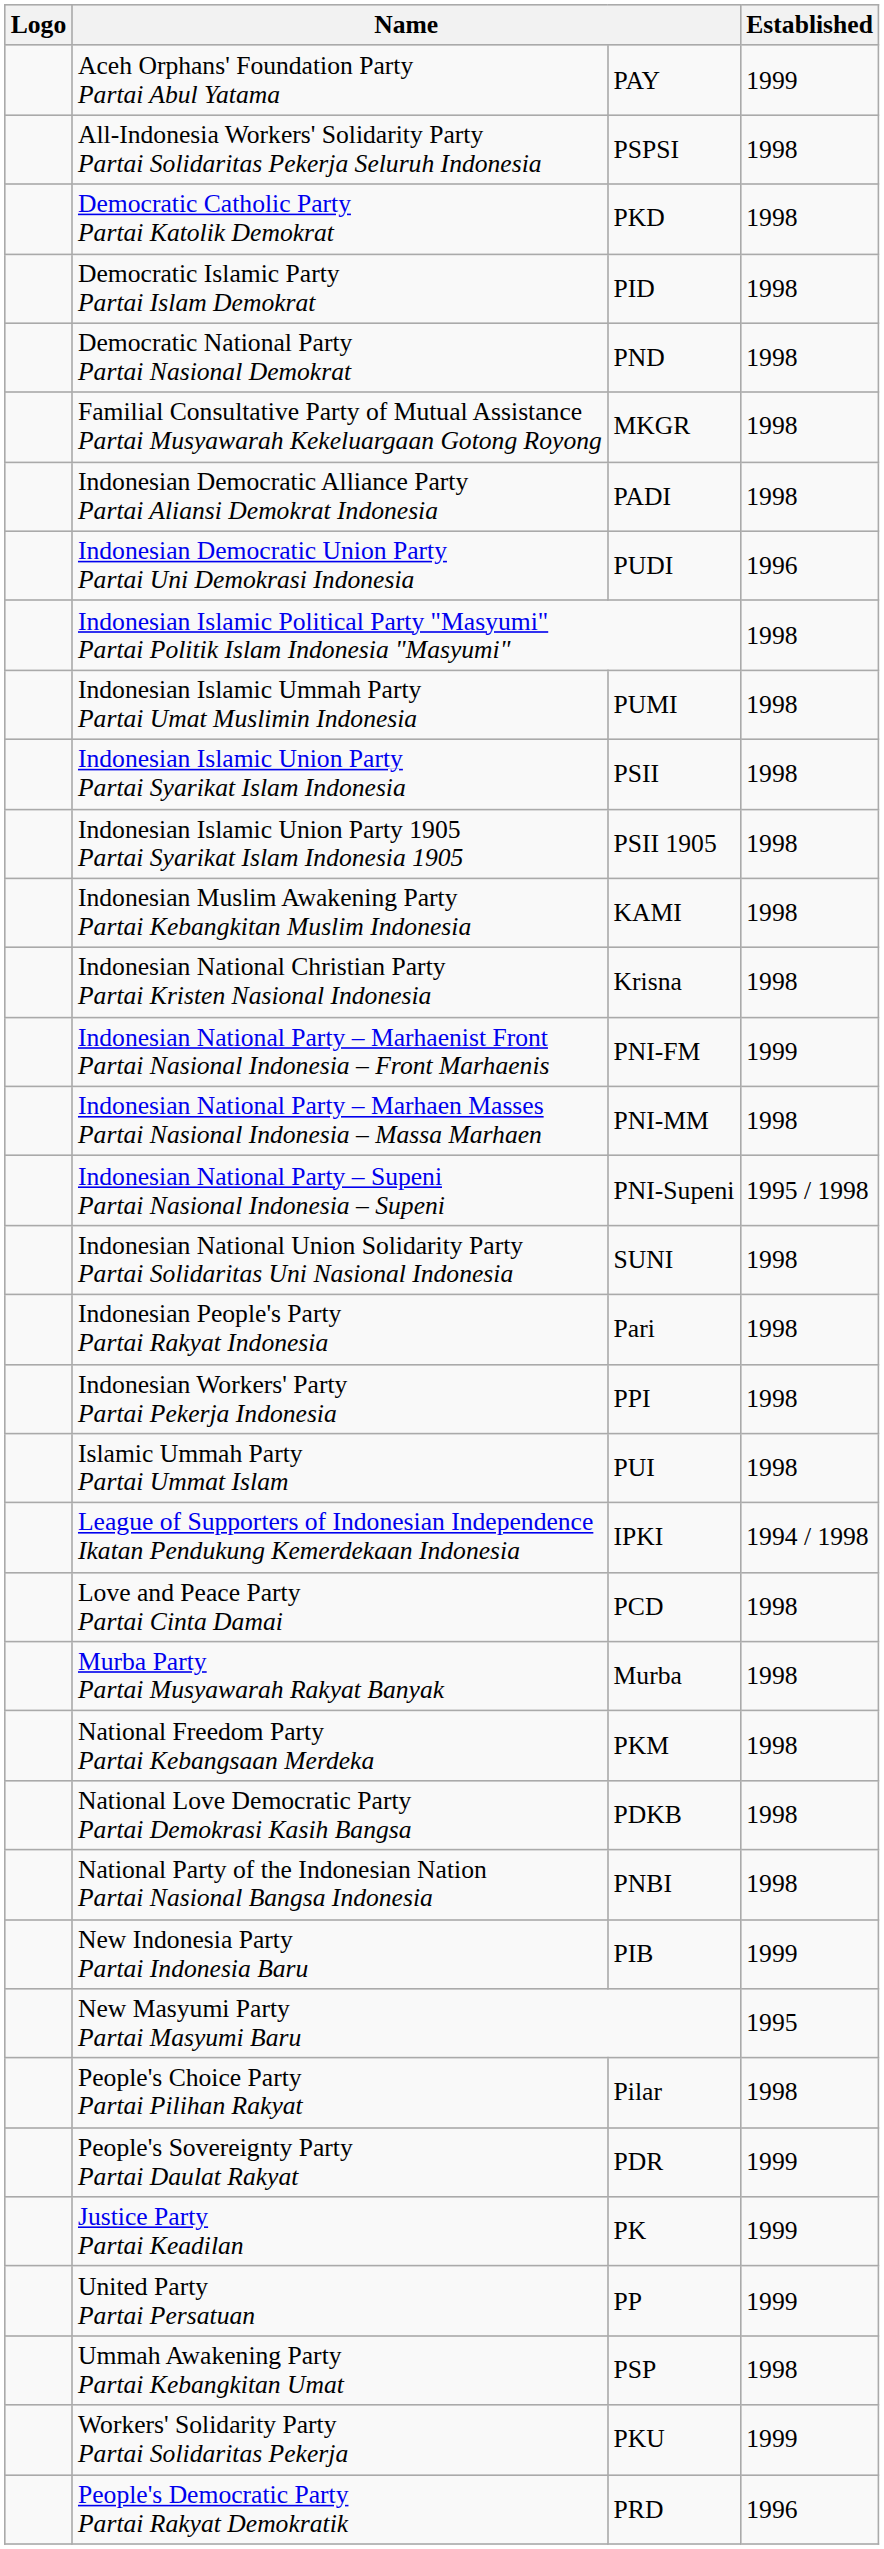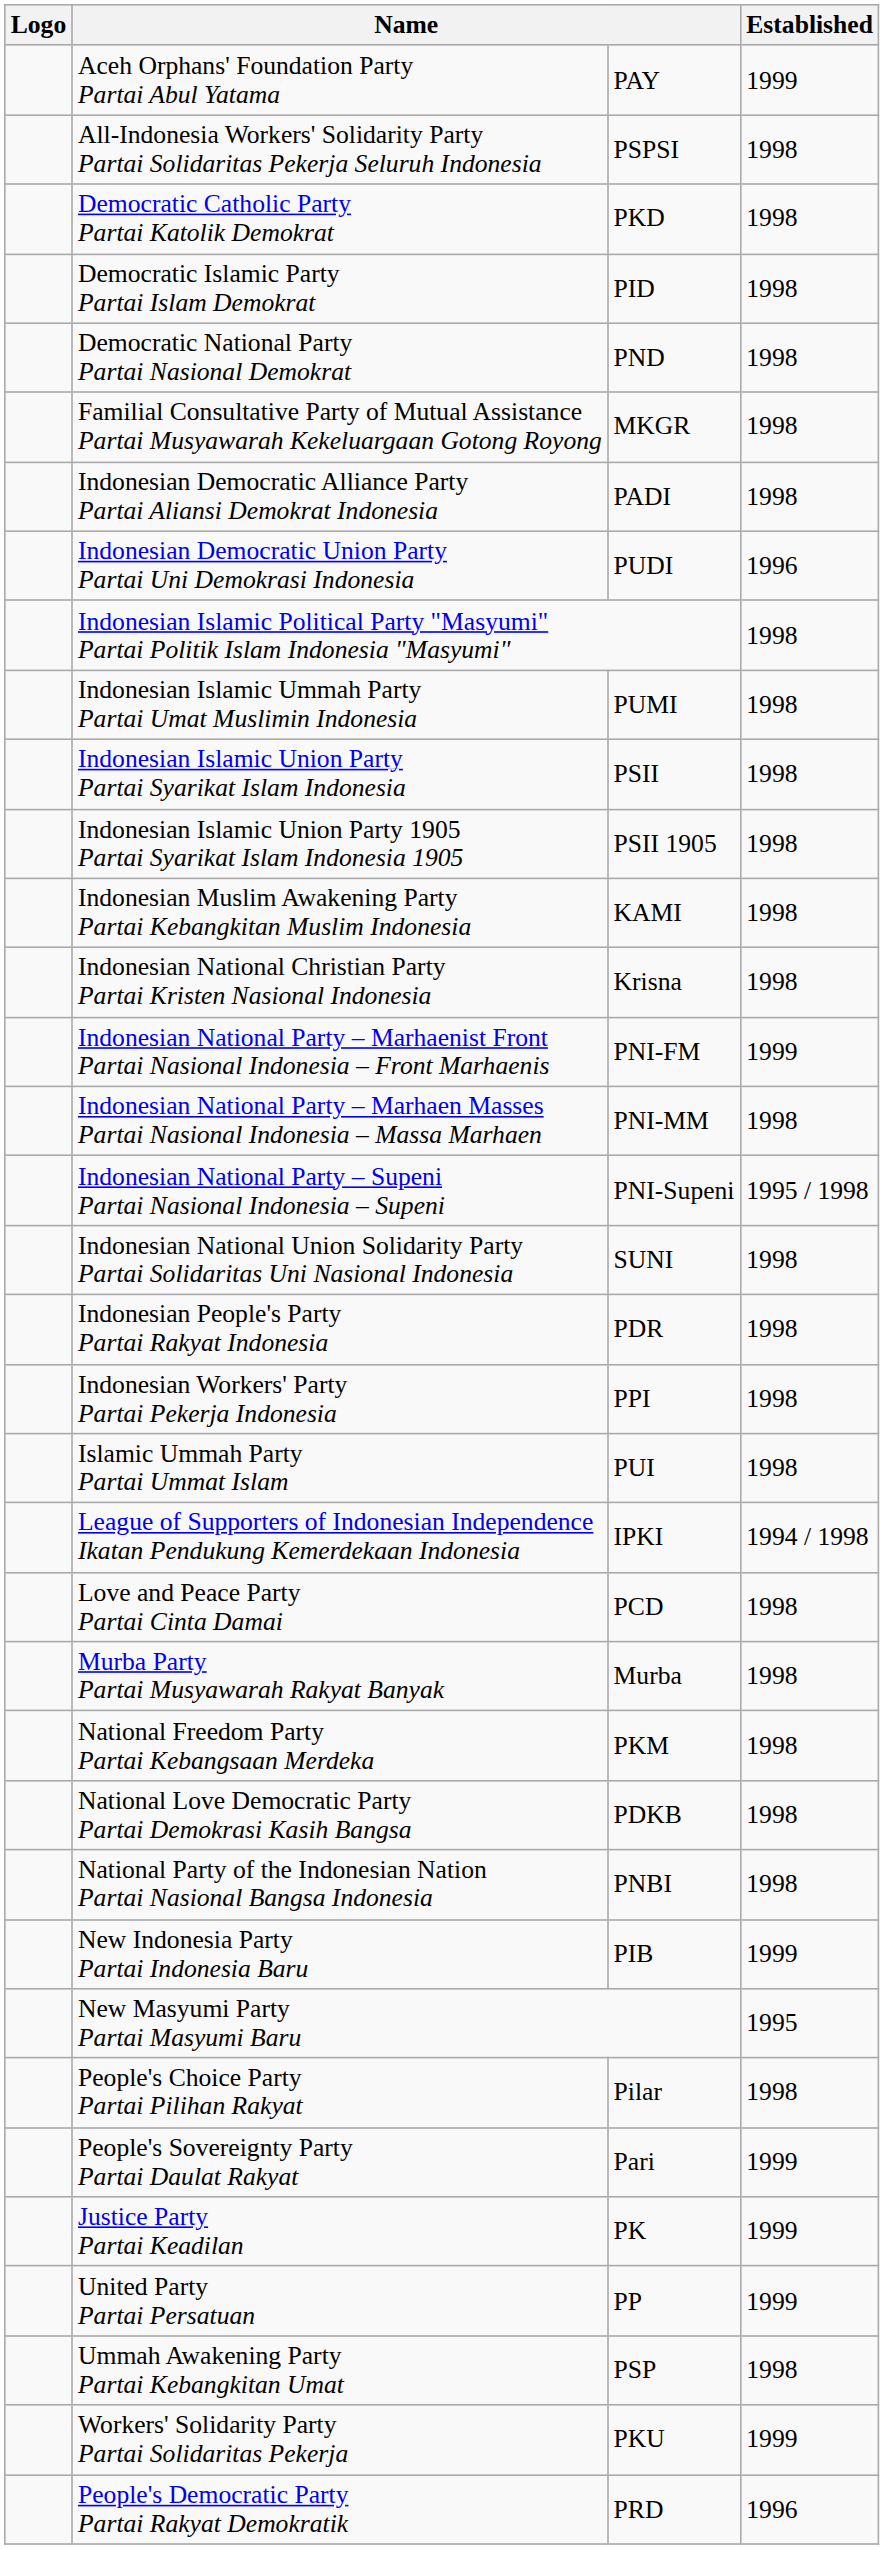(634, 1328) Pari -> (638, 1328) PDR
(638, 2161) PDR -> (634, 2161) Pari
